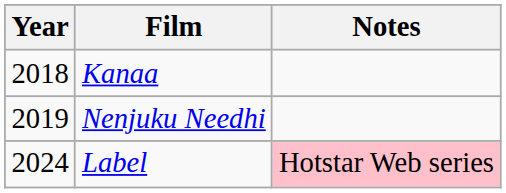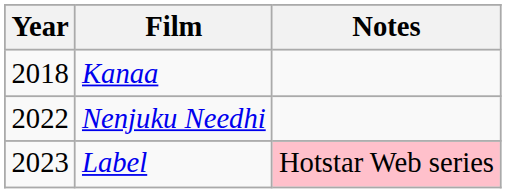(40, 118) 2019 -> (40, 118) 2022
(40, 163) 2024 -> (40, 163) 2023
